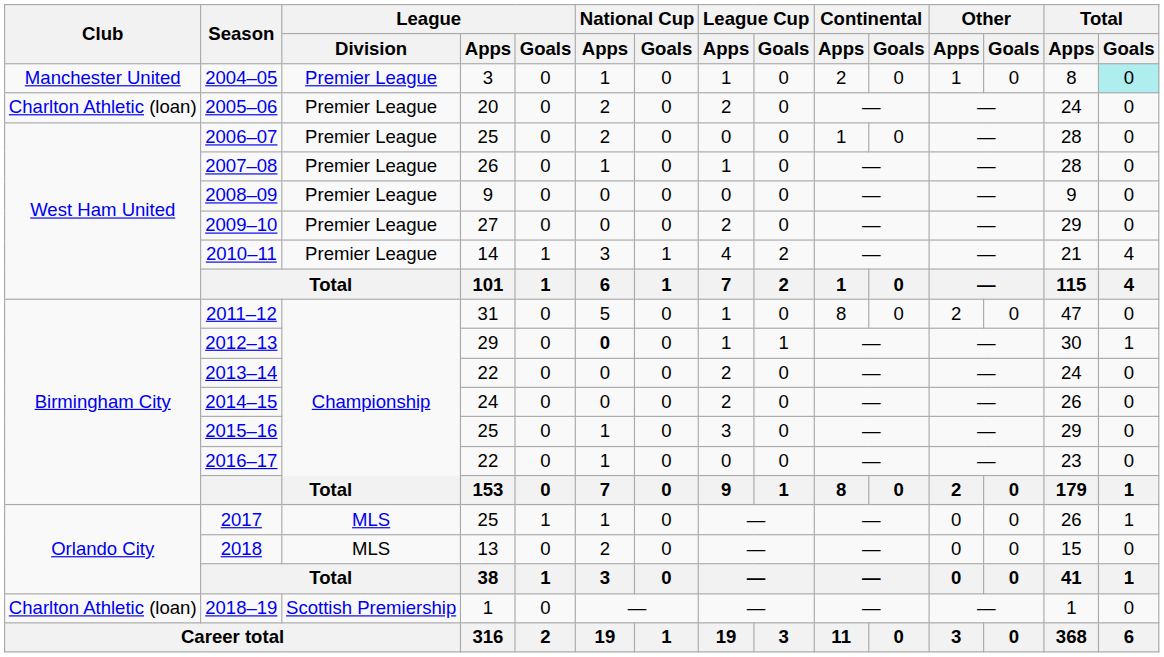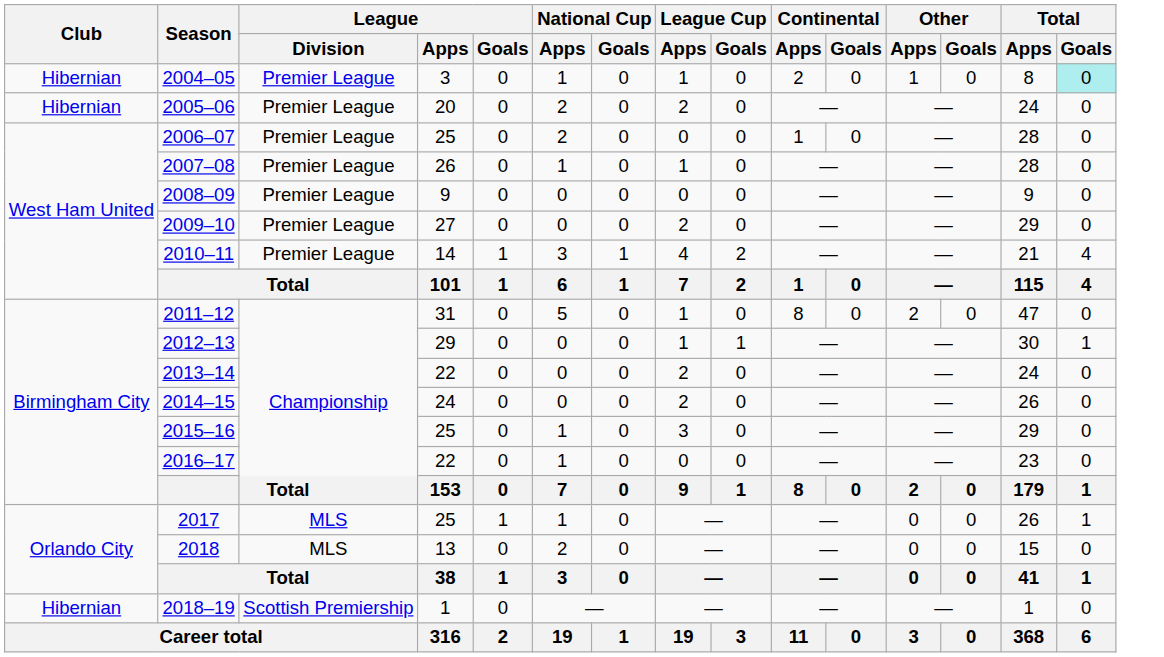(103, 78) Manchester United -> (81, 78) Hibernian
(103, 107) Charlton Athletic (loan) -> (81, 107) Hibernian
(605, 343) bold -> (562, 343) normal
(103, 607) Charlton Athletic (loan) -> (81, 607) Hibernian
